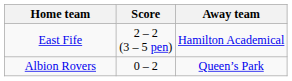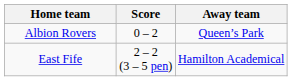rows swapped: (60, 66) <-> (60, 40)
